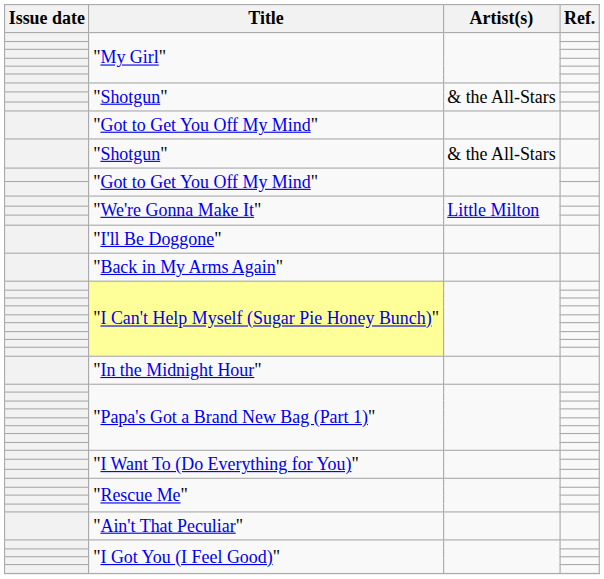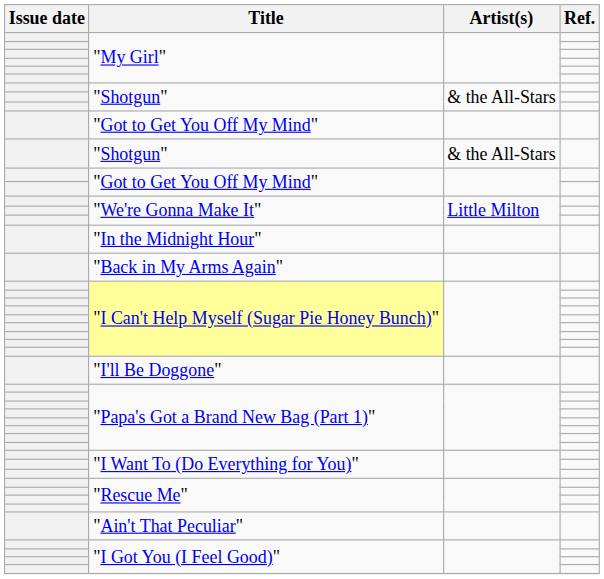rows swapped: (157, 238) <-> (177, 369)
